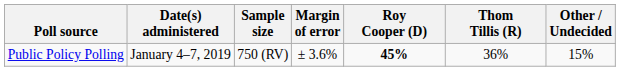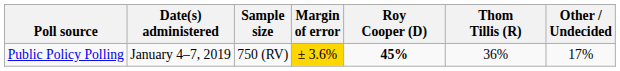(318, 54) no background -> (318, 54) gold background
(581, 54) 15% -> (581, 54) 17%
